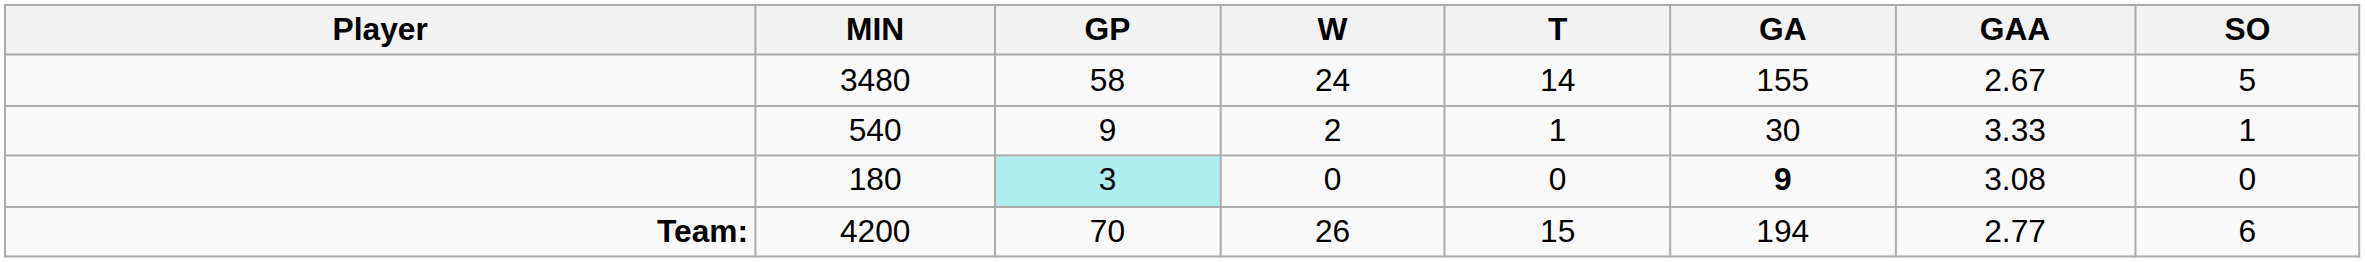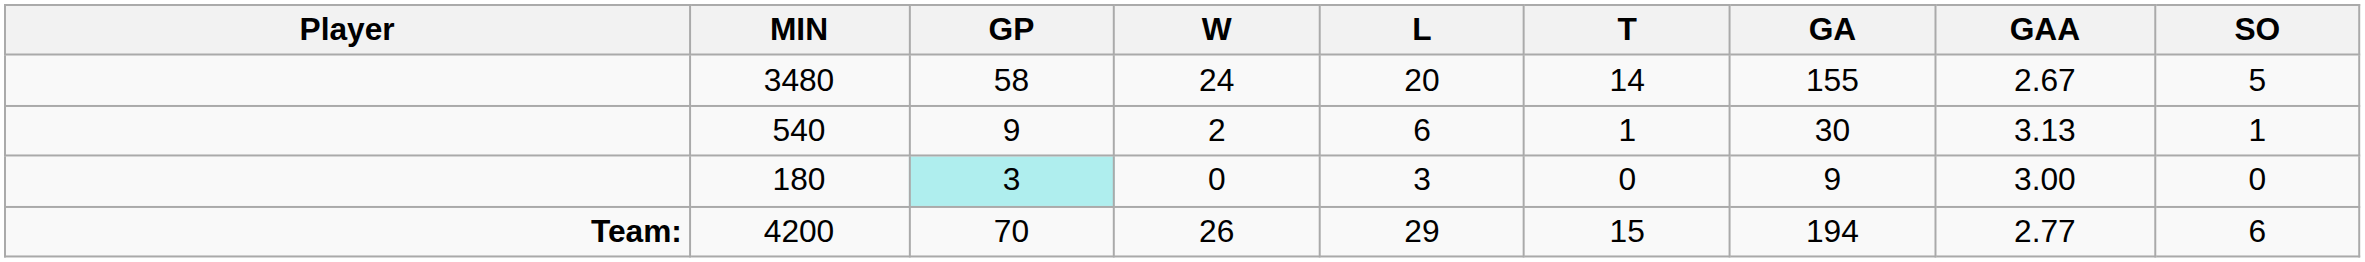+ column: (1422, 29)
(2015, 130) 3.33 -> (2045, 130) 3.13
(1783, 180) bold -> (1832, 180) normal
(2015, 180) 3.08 -> (2045, 180) 3.00
